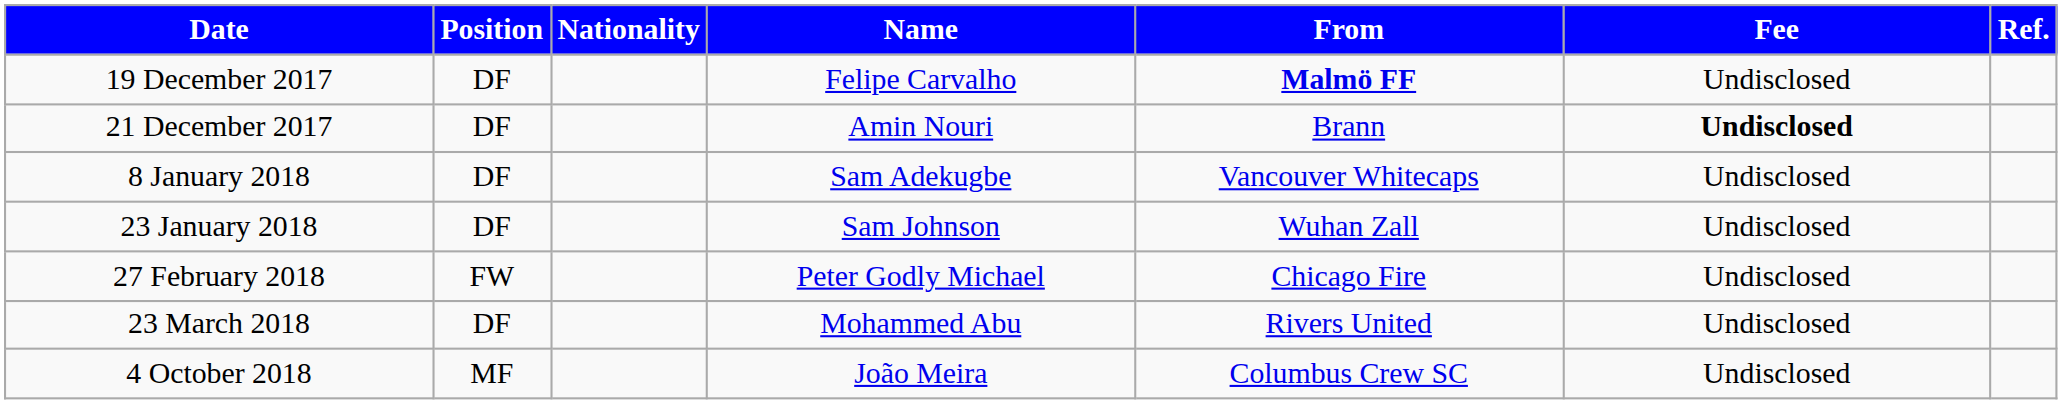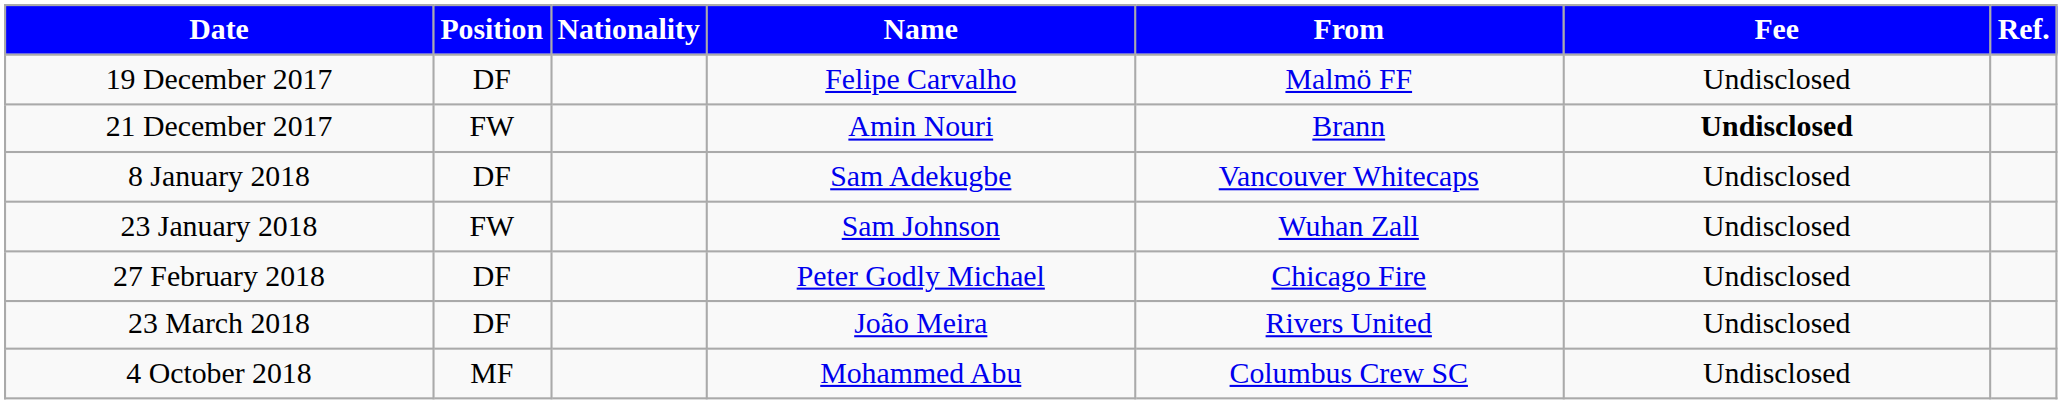(1349, 78) bold -> (1349, 78) normal
(492, 127) DF -> (492, 127) FW
(492, 226) DF -> (492, 226) FW
(492, 275) FW -> (492, 275) DF
(921, 324) Mohammed Abu -> (921, 324) João Meira
(921, 373) João Meira -> (921, 373) Mohammed Abu
